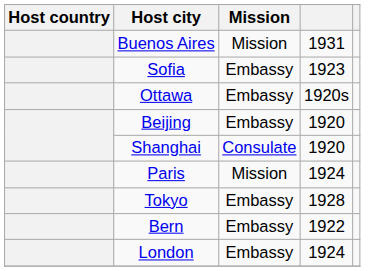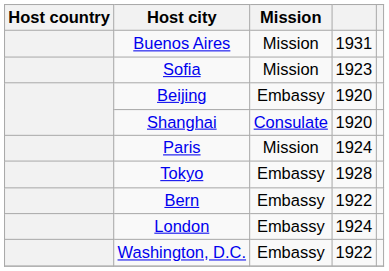(259, 69) Embassy -> (291, 69) Mission
- row: (166, 95)
+ row: (182, 252)
